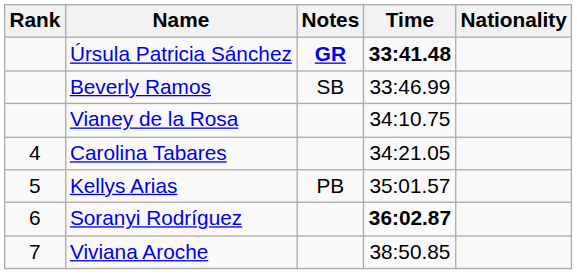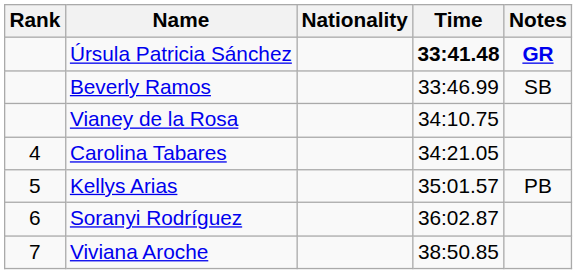columns swapped: (514, 20) <-> (330, 20)
(410, 218) bold -> (458, 218) normal
